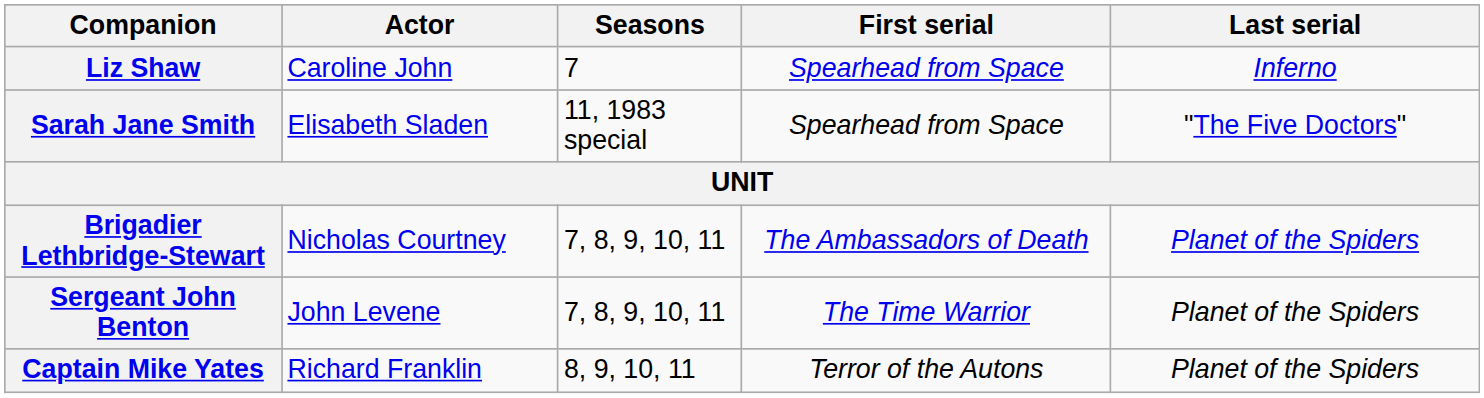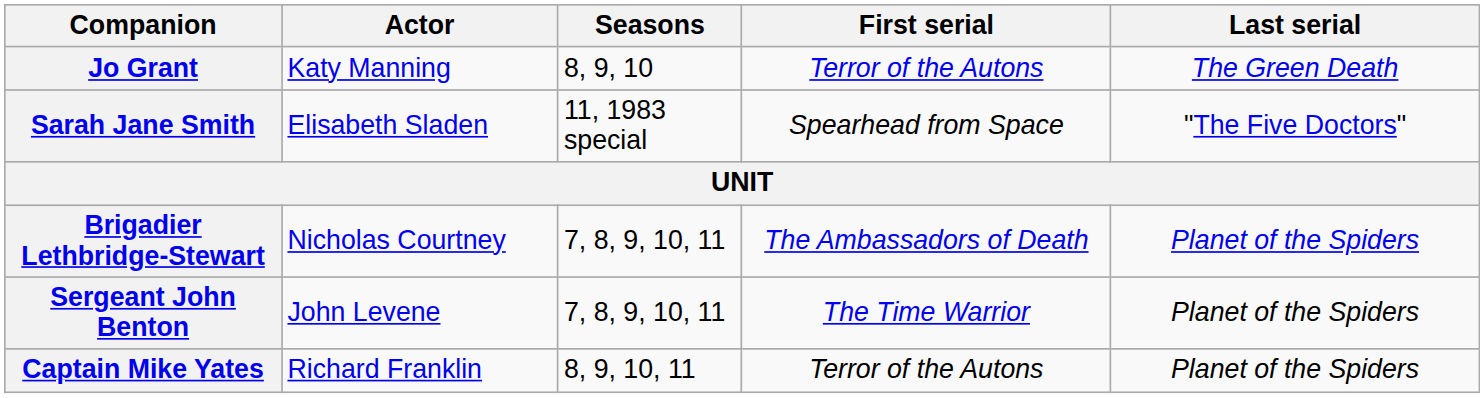- row: (143, 68)
+ row: (143, 68)
